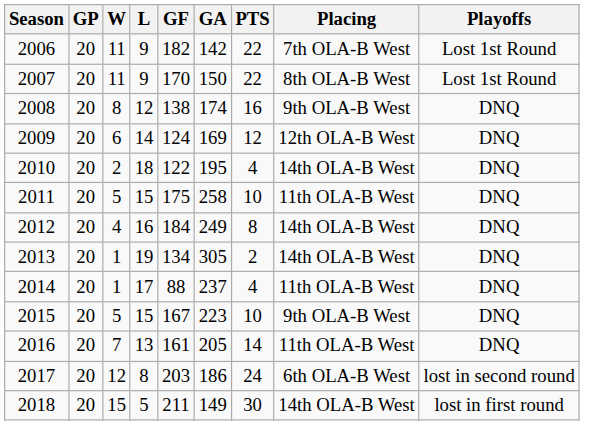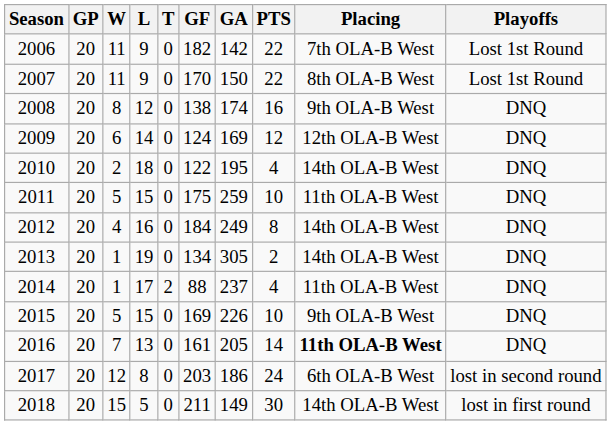+ column: (168, 19)
(213, 197) 258 -> (234, 197) 259
(176, 316) 167 -> (197, 316) 169
(213, 316) 223 -> (234, 316) 226
(347, 345) normal -> (371, 345) bold
